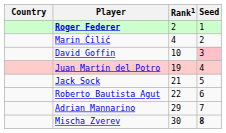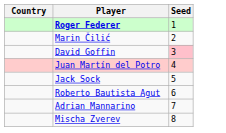- column: (183, 12)
(202, 122) bold -> (174, 120) normal
